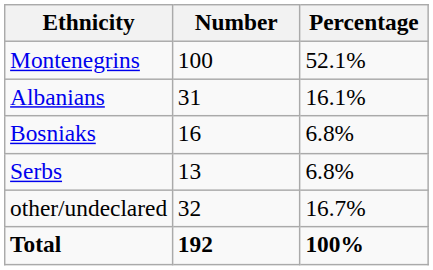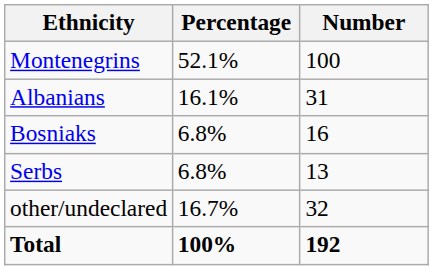columns swapped: (236, 23) <-> (364, 23)
